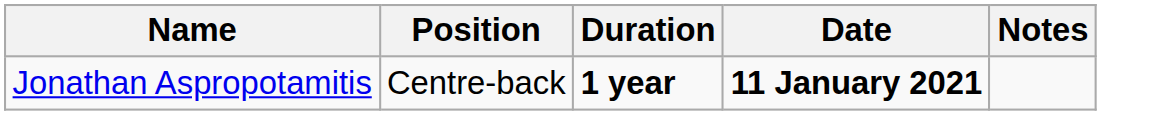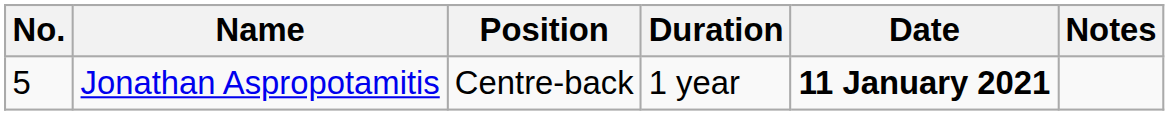+ column: (39, 30)
(628, 82) bold -> (694, 82) normal
